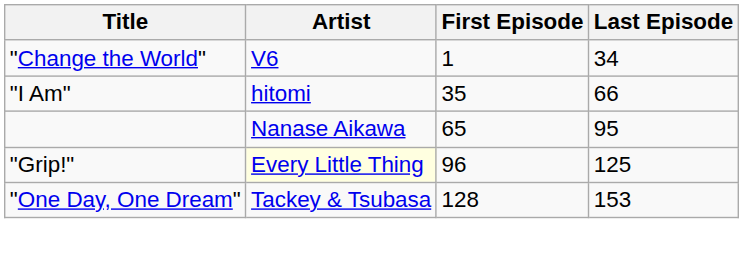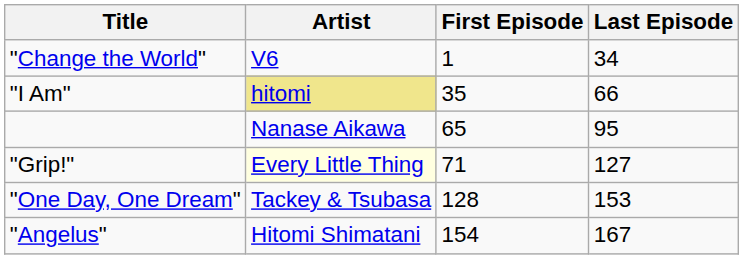(281, 93) no background -> (281, 93) khaki background
(454, 164) 96 -> (454, 164) 71
(612, 164) 125 -> (612, 164) 127
+ row: (58, 235)
